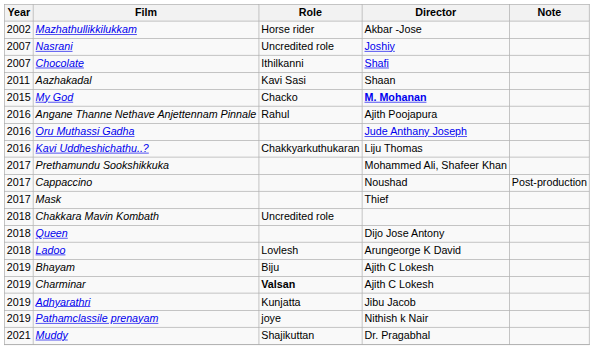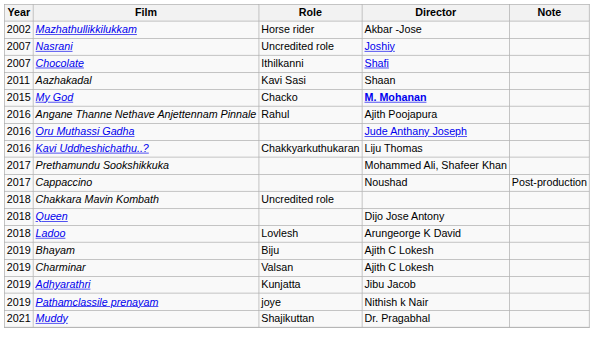- row: (48, 200)
(278, 285) bold -> (277, 268) normal
